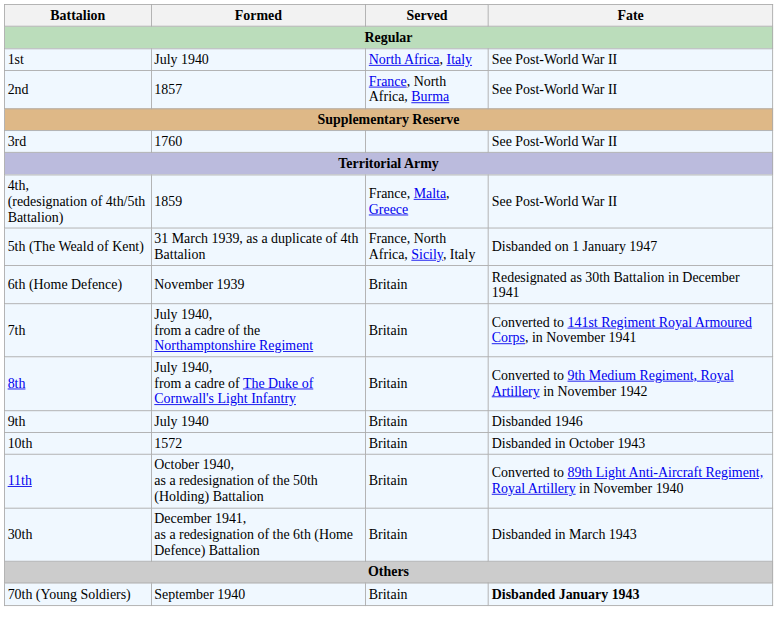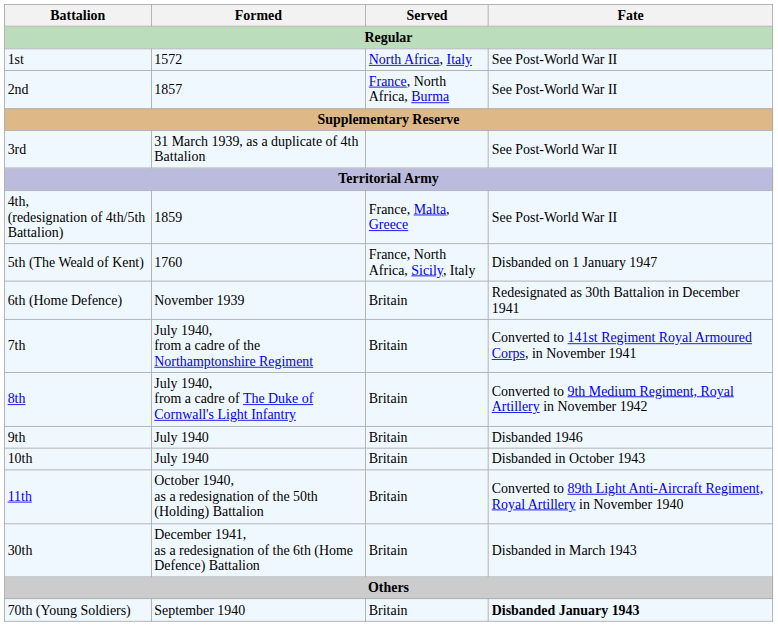(182, 59) July 1940 -> (168, 59) 1572
(168, 141) 1760 -> (256, 149) 31 March 1939, as a duplicate of 4th Battalion
(256, 246) 31 March 1939, as a duplicate of 4th Battalion -> (168, 262) 1760
(168, 443) 1572 -> (182, 459) July 1940
